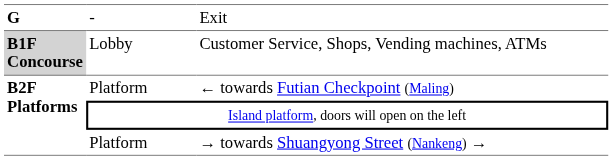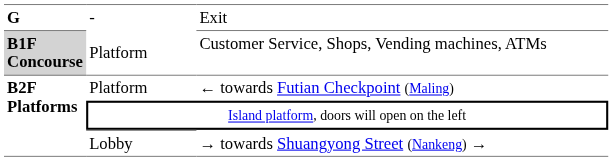(111, 43) Lobby -> (118, 52) Platform
(118, 142) Platform -> (111, 143) Lobby
